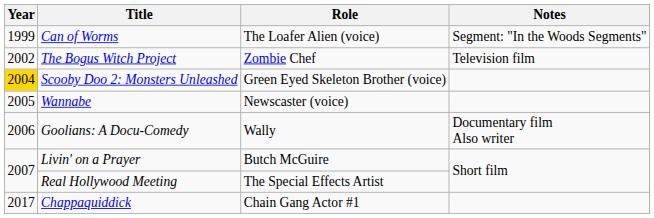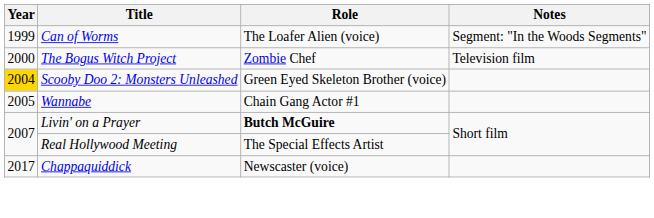(21, 58) 2002 -> (21, 58) 2000
(296, 101) Newscaster (voice) -> (302, 101) Chain Gang Actor #1
- row: (115, 130)
(286, 159) normal -> (289, 123) bold
(302, 203) Chain Gang Actor #1 -> (296, 166) Newscaster (voice)
